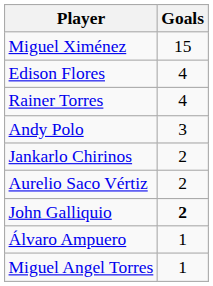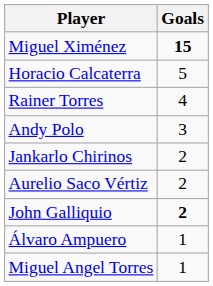(183, 45) normal -> (183, 45) bold
+ row: (75, 73)
- row: (57, 73)
